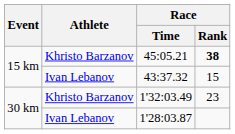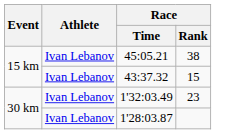(89, 56) Khristo Barzanov -> (79, 56) Ivan Lebanov
(213, 56) bold -> (193, 56) normal
(89, 97) Khristo Barzanov -> (79, 97) Ivan Lebanov
